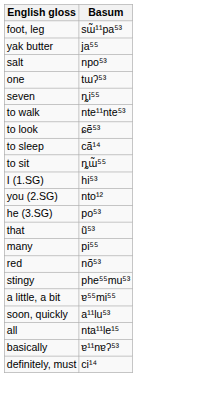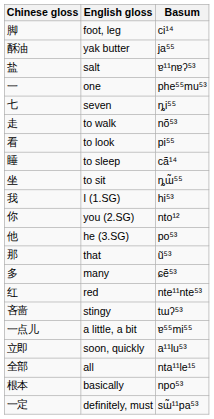+ column: (43, 12)
(102, 29) sɯ̃¹¹pa⁵³ -> (166, 30) ci¹⁴
(94, 63) npo⁵³ -> (177, 68) ɐ¹¹nɐʔ⁵³
(94, 79) tɯʔ⁵³ -> (182, 86) phe⁵⁵mu⁵³
(103, 113) nte¹¹nte⁵³ -> (168, 124) nõ⁵³
(91, 130) ɕẽ⁵³ -> (166, 142) pi⁵⁵
(90, 247) pi⁵⁵ -> (167, 274) ɕẽ⁵³
(91, 264) nõ⁵³ -> (180, 292) nte¹¹nte⁵³
(106, 280) phe⁵⁵mu⁵³ -> (170, 311) tɯʔ⁵³
(100, 347) ɐ¹¹nɐʔ⁵³ -> (171, 386) npo⁵³
(89, 364) ci¹⁴ -> (178, 405) sɯ̃¹¹pa⁵³
